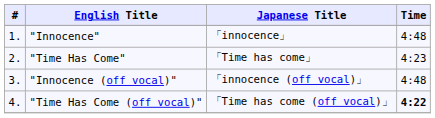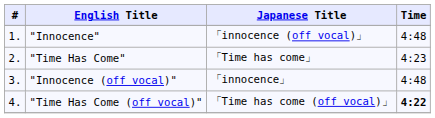(250, 36) 「innocence」 -> (289, 36) 「innocence (off vocal)」
(289, 79) 「innocence (off vocal)」 -> (250, 79) 「innocence」
